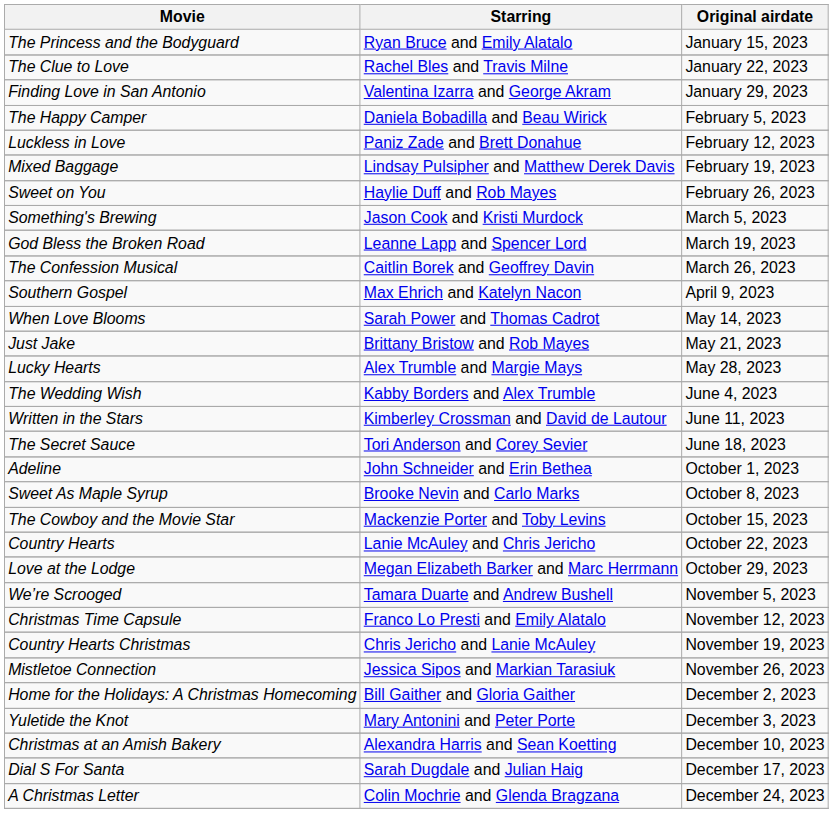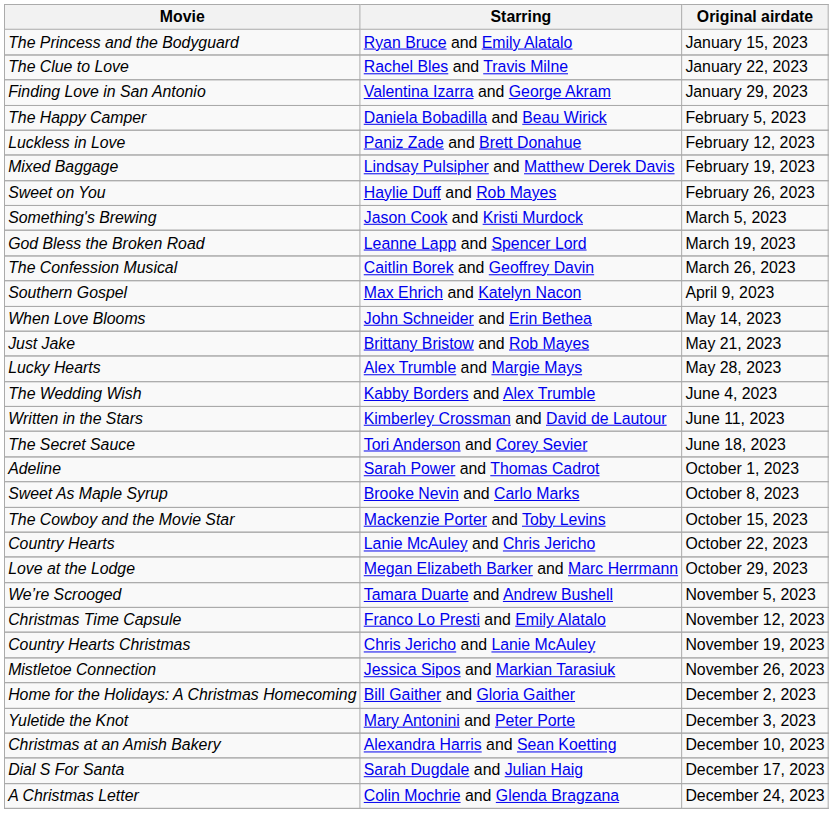(482, 318) Sarah Power and Thomas Cadrot -> (478, 318) John Schneider and Erin Bethea
(478, 469) John Schneider and Erin Bethea -> (482, 469) Sarah Power and Thomas Cadrot
